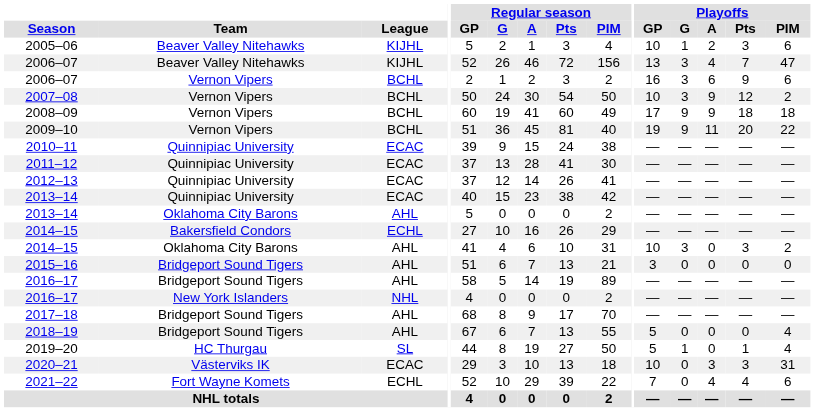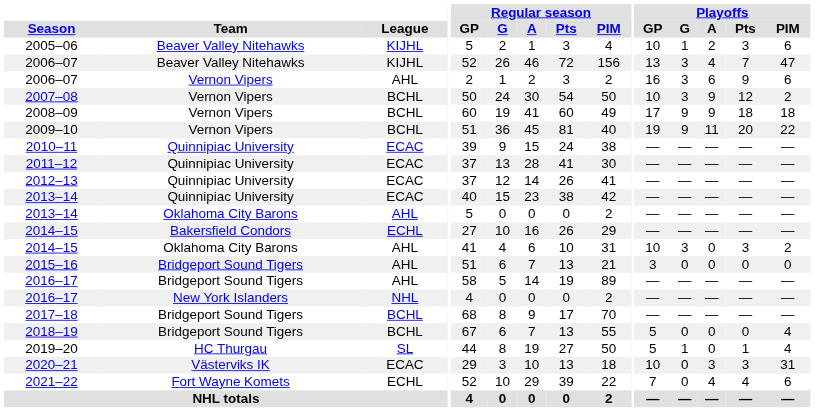(405, 79) BCHL -> (405, 79) AHL
(405, 314) AHL -> (405, 314) BCHL
(405, 331) AHL -> (405, 331) BCHL
